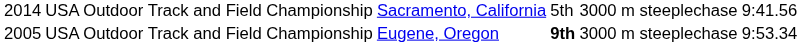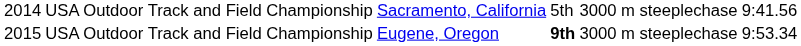(23, 33) 2005 -> (23, 33) 2015
